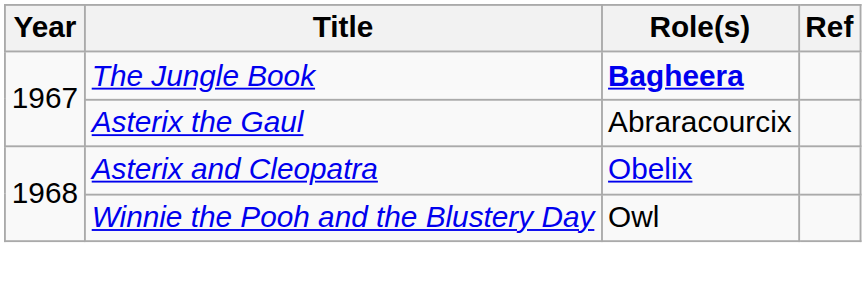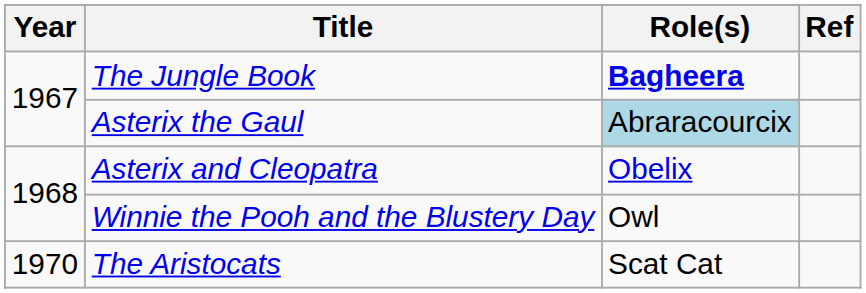(700, 122) no background -> (700, 122) lightblue background
+ row: (186, 264)
